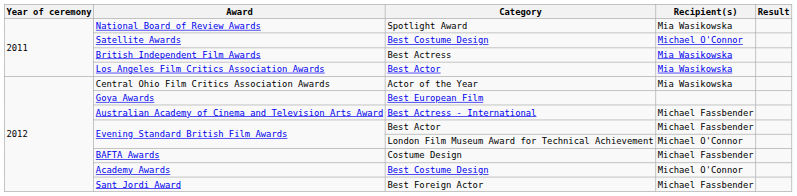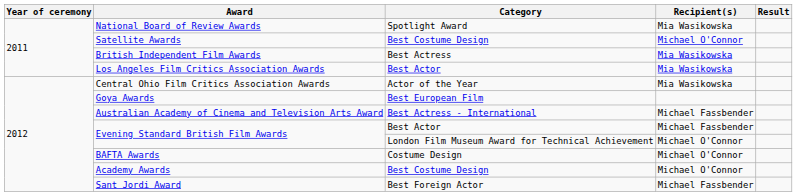(706, 156) Michael Fassbender -> (700, 156) Michael O'Connor
